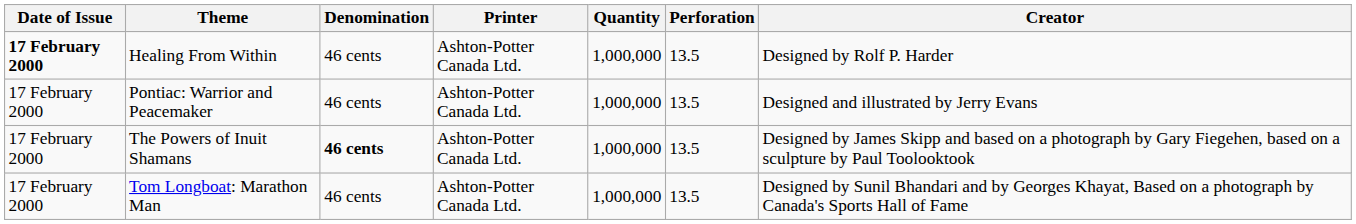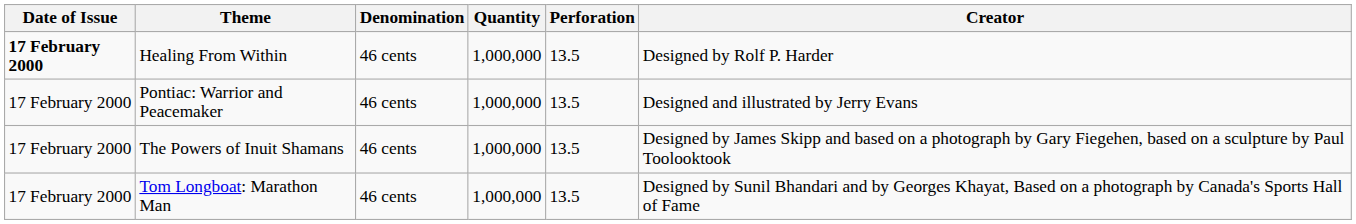- column: (511, 18)
(354, 149) bold -> (388, 149) normal
